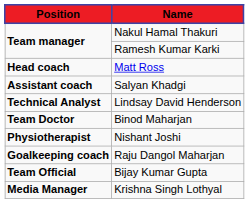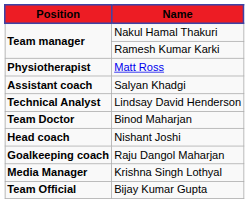(38, 68) Head coach -> (49, 68) Physiotherapist
(49, 138) Physiotherapist -> (38, 138) Head coach
rows swapped: (161, 173) <-> (168, 190)
